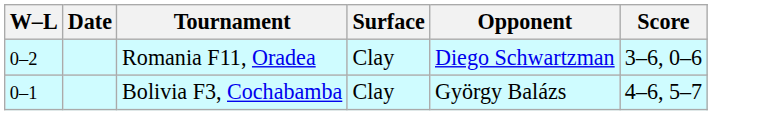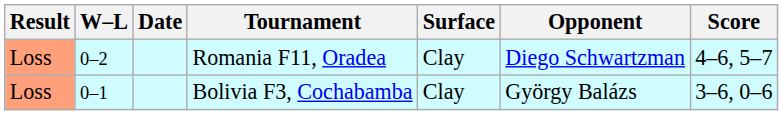+ column: (40, 22)
(663, 57) 3–6, 0–6 -> (734, 57) 4–6, 5–7
(663, 92) 4–6, 5–7 -> (734, 92) 3–6, 0–6
